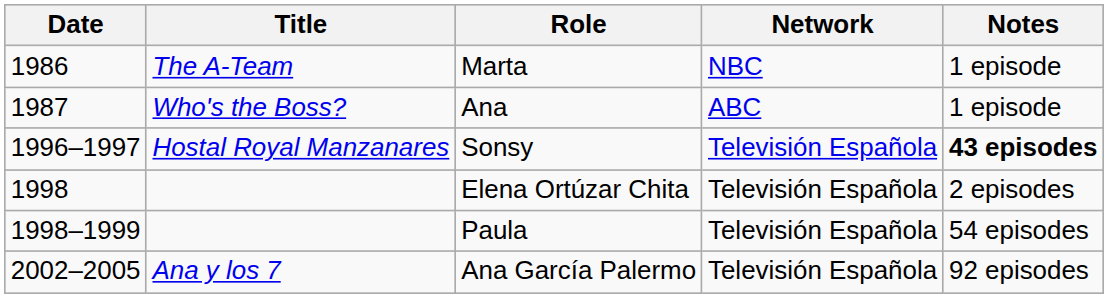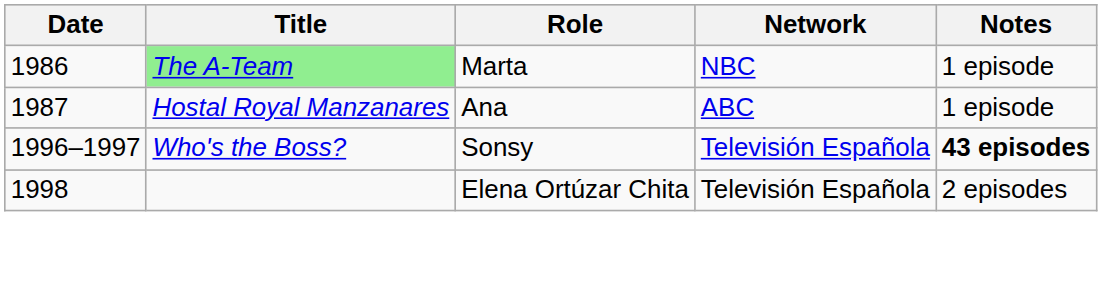(223, 66) no background -> (223, 66) lightgreen background
(249, 107) Who's the Boss? -> (301, 107) Hostal Royal Manzanares
(301, 148) Hostal Royal Manzanares -> (249, 148) Who's the Boss?
- row: (494, 230)
- row: (579, 271)
